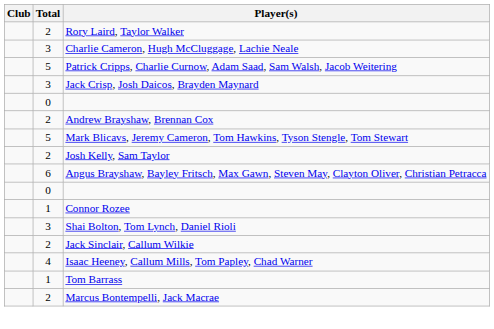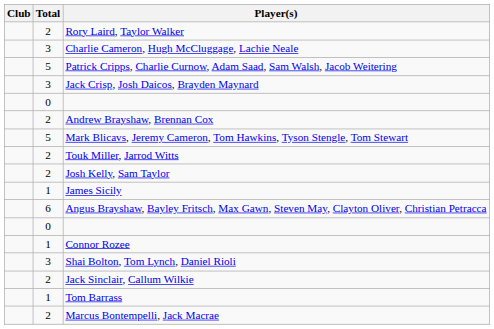+ row: (48, 155)
+ row: (48, 191)
- row: (48, 262)
